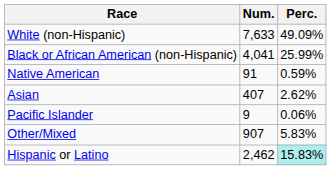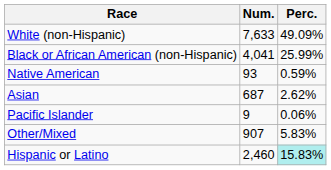(250, 74) 91 -> (250, 74) 93
(253, 94) 407 -> (253, 94) 687
(259, 154) 2,462 -> (259, 154) 2,460
